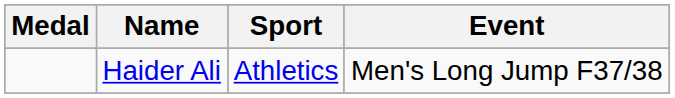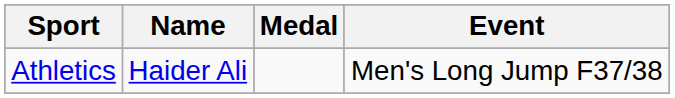columns swapped: (50, 26) <-> (286, 26)
